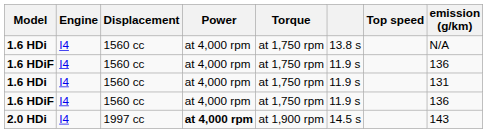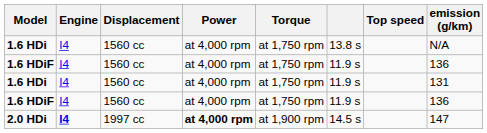(64, 119) normal -> (64, 119) bold
(439, 119) 143 -> (439, 119) 147
